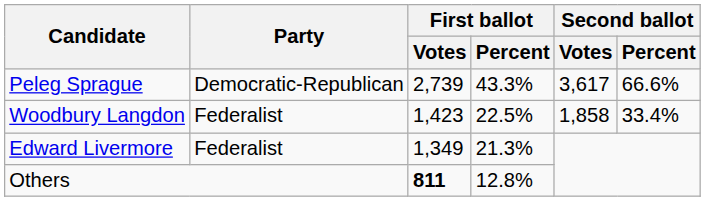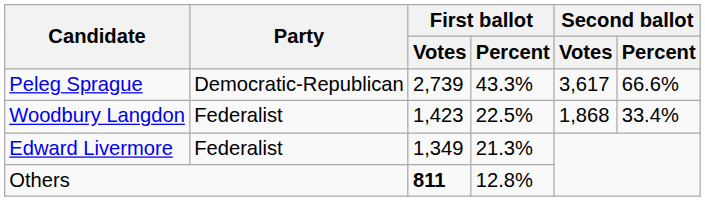(584, 116) 1,858 -> (584, 116) 1,868
